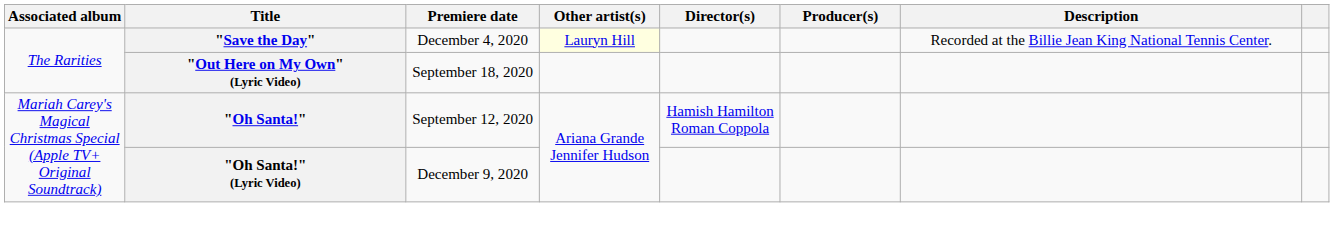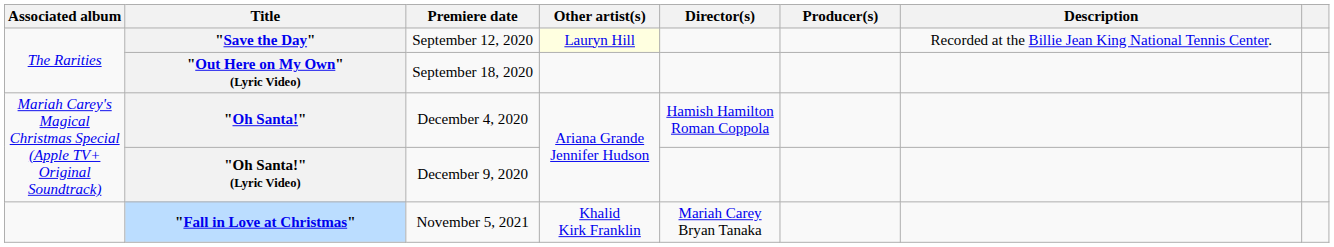(473, 40) December 4, 2020 -> (473, 40) September 12, 2020
(473, 120) September 12, 2020 -> (473, 120) December 4, 2020
+ row: (265, 221)
